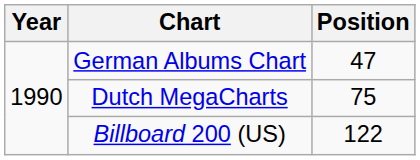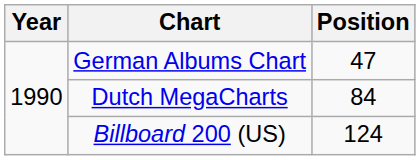(363, 97) 75 -> (363, 97) 84
(363, 135) 122 -> (363, 135) 124
